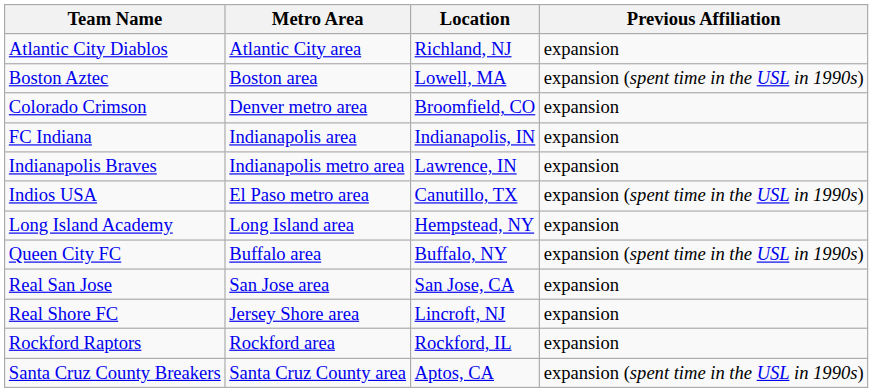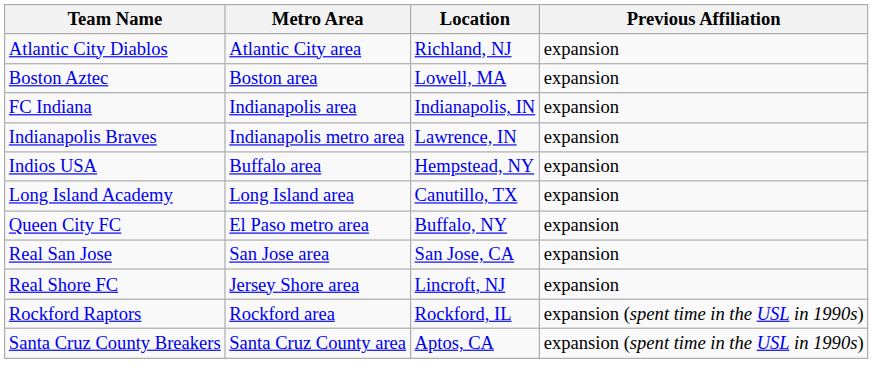(704, 78) expansion (spent time in the USL in 1990s) -> (581, 78) expansion
- row: (78, 107)
(299, 195) El Paso metro area -> (275, 166) Buffalo area
(466, 195) Canutillo, TX -> (474, 166) Hempstead, NY
(704, 195) expansion (spent time in the USL in 1990s) -> (581, 166) expansion
(474, 225) Hempstead, NY -> (466, 195) Canutillo, TX
(275, 254) Buffalo area -> (299, 225) El Paso metro area
(704, 254) expansion (spent time in the USL in 1990s) -> (581, 225) expansion
(581, 343) expansion -> (704, 313) expansion (spent time in the USL in 1990s)
